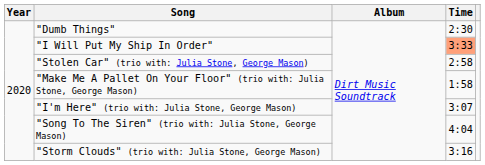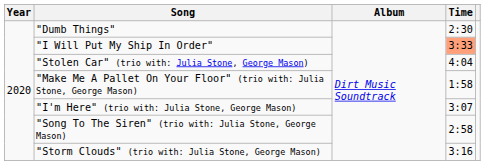(461, 62) 2:58 -> (461, 62) 4:04
(461, 129) 4:04 -> (461, 129) 2:58
